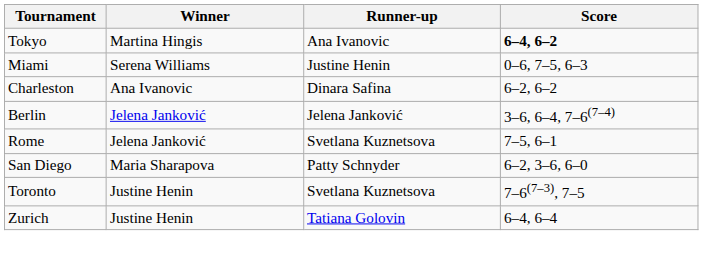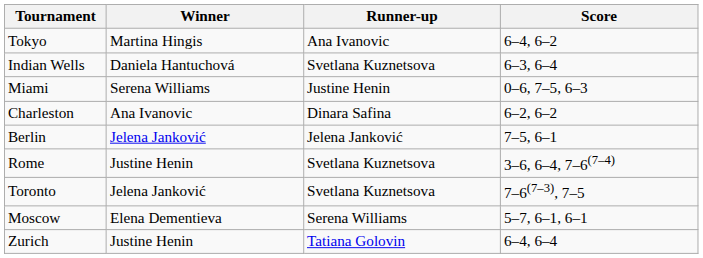(531, 40) bold -> (531, 40) normal
+ row: (46, 64)
(560, 115) 3–6, 6–4, 7–6(7–4) -> (531, 137) 7–5, 6–1
(158, 141) Jelena Janković -> (152, 163) Justine Henin
(531, 141) 7–5, 6–1 -> (560, 163) 3–6, 6–4, 7–6(7–4)
- row: (40, 165)
(152, 191) Justine Henin -> (158, 191) Jelena Janković
+ row: (34, 217)
